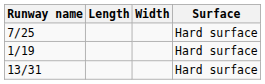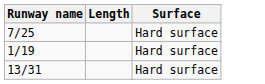- column: (152, 14)
